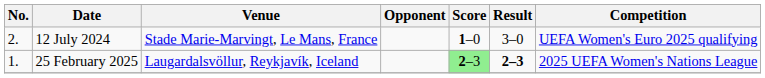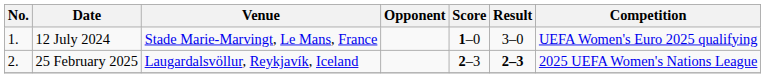(13, 38) 2. -> (13, 38) 1.
(13, 61) 1. -> (13, 61) 2.
(469, 61) lightgreen background -> (469, 61) no background
